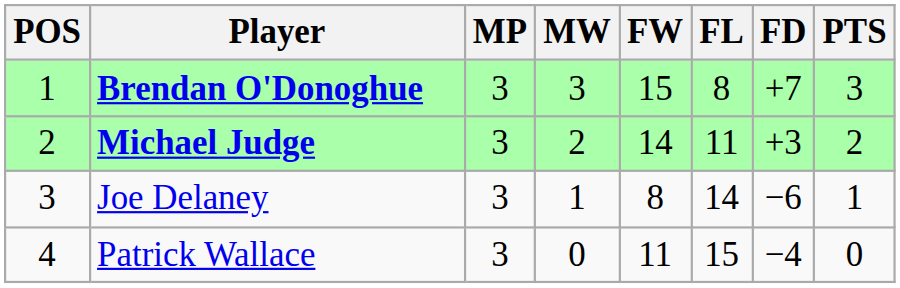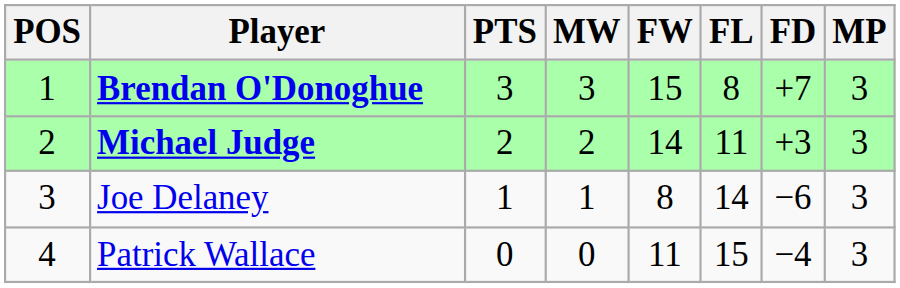columns swapped: (500, 32) <-> (855, 32)
